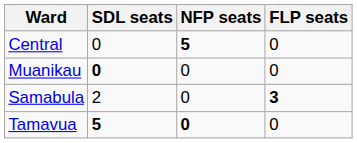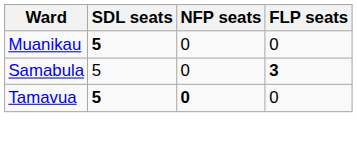- row: (35, 44)
(96, 71) 0 -> (96, 44) 5
(96, 97) 2 -> (96, 71) 5
